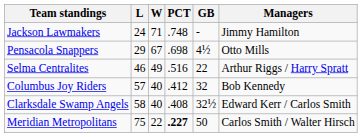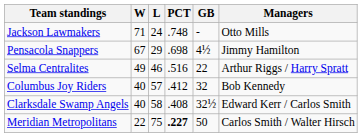columns swapped: (157, 13) <-> (140, 13)
(260, 31) Jimmy Hamilton -> (245, 31) Otto Mills
(245, 50) Otto Mills -> (260, 50) Jimmy Hamilton
